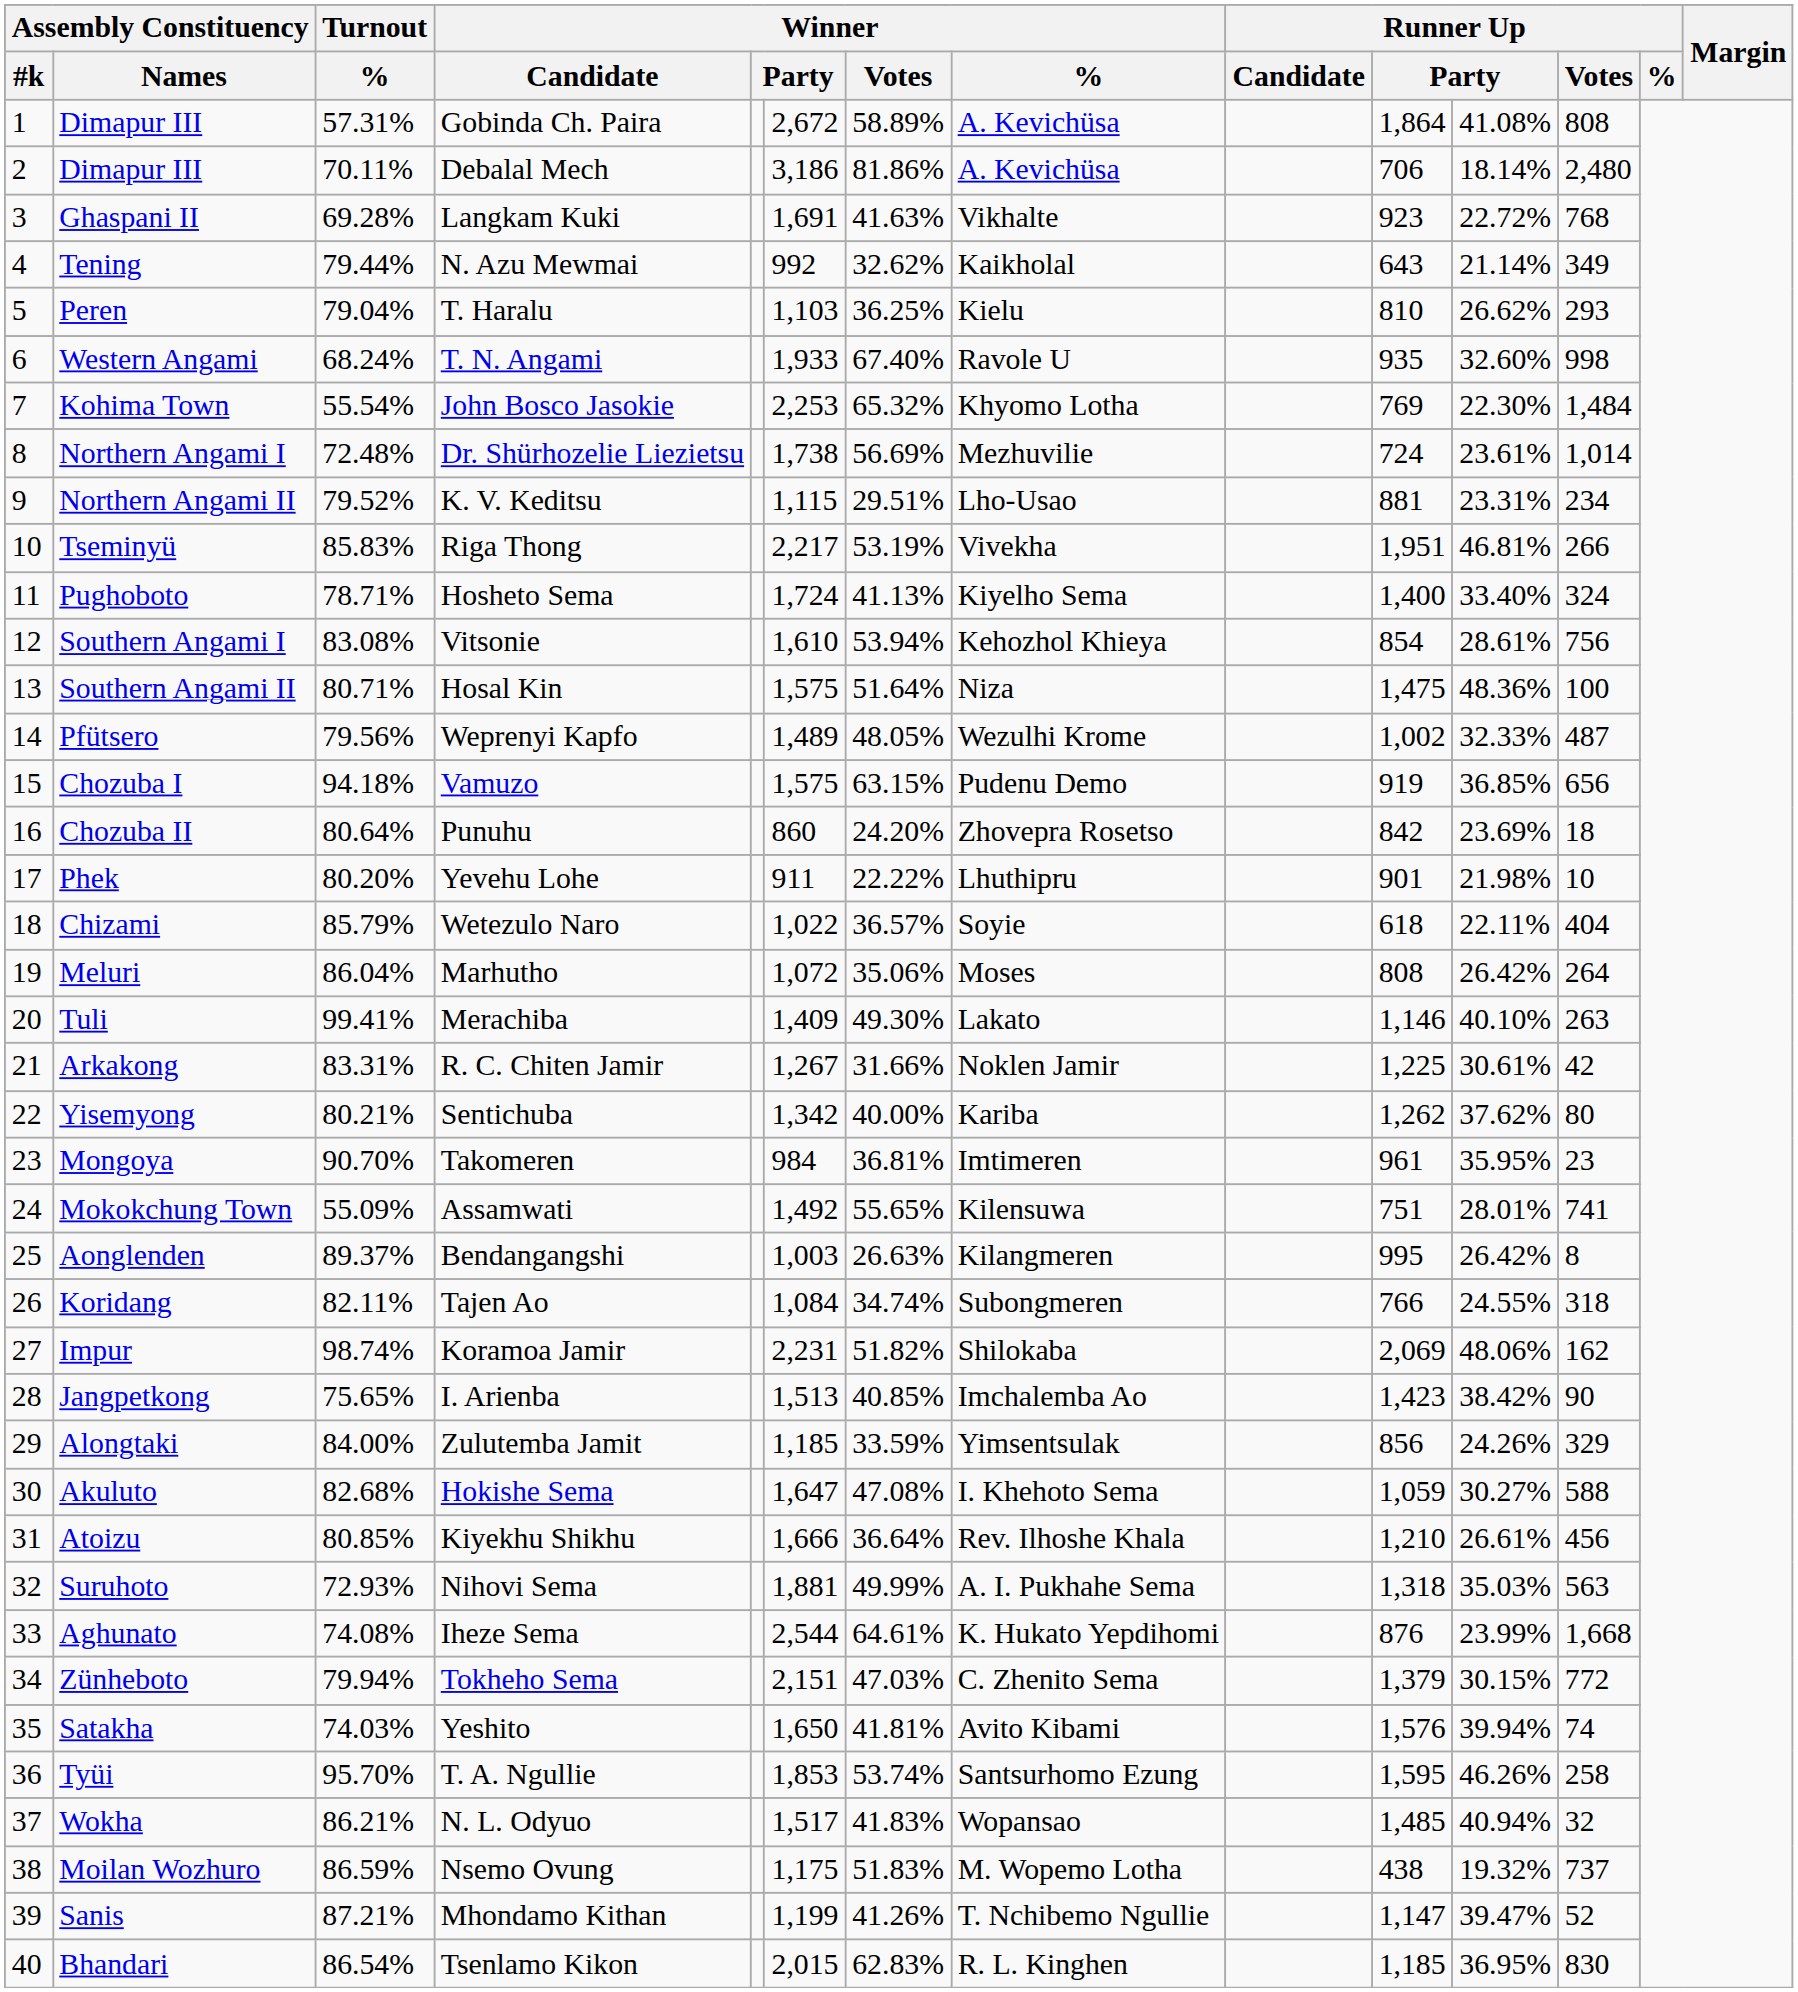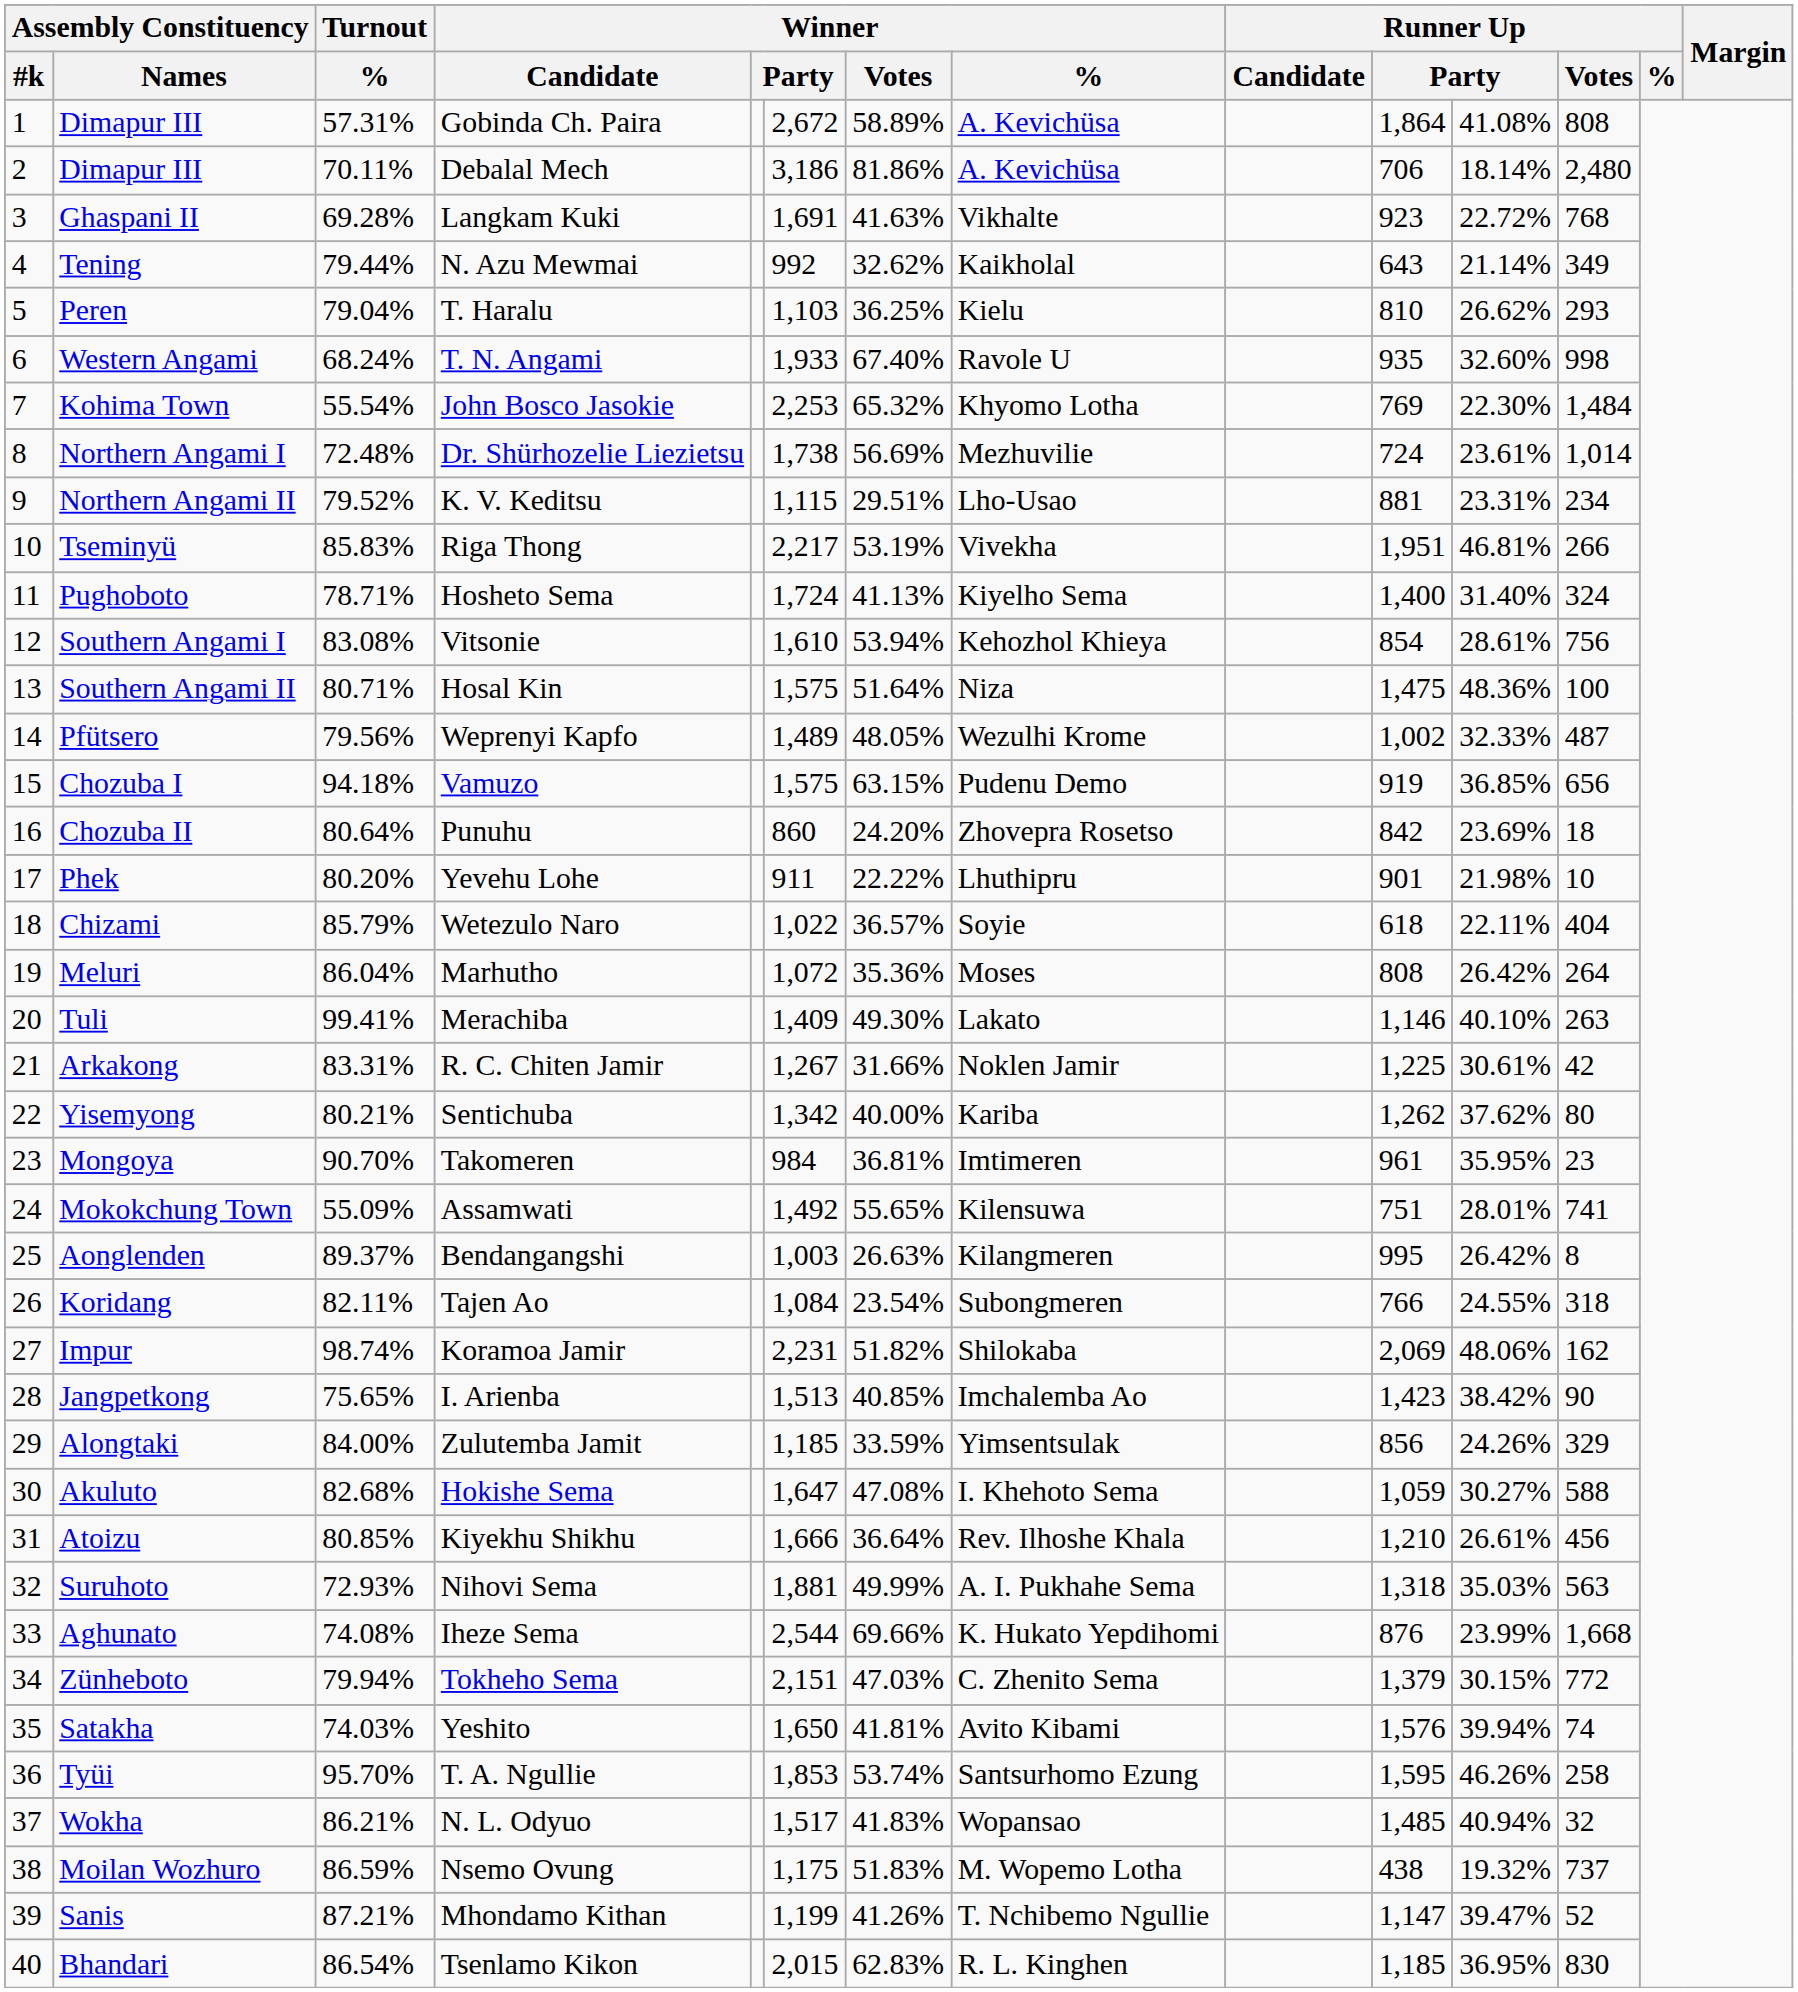(1505, 594) 33.40% -> (1505, 594) 31.40%
(898, 972) 35.06% -> (898, 972) 35.36%
(898, 1302) 34.74% -> (898, 1302) 23.54%
(898, 1632) 64.61% -> (898, 1632) 69.66%
